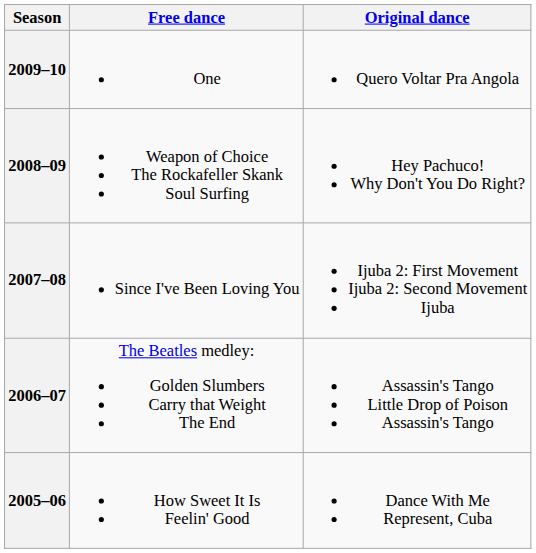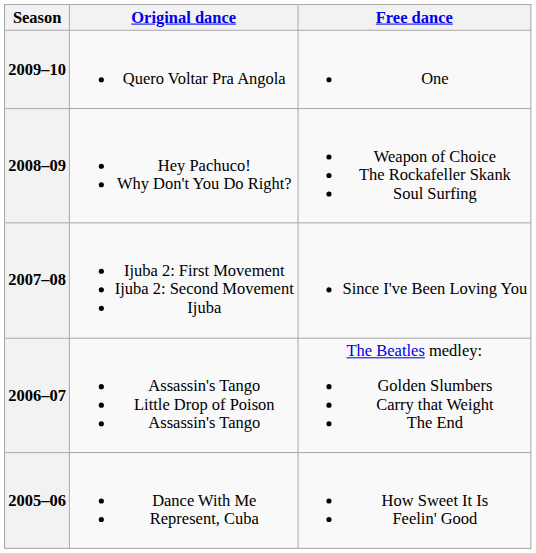columns swapped: (417, 17) <-> (187, 17)
